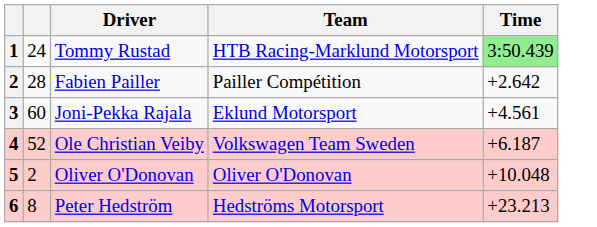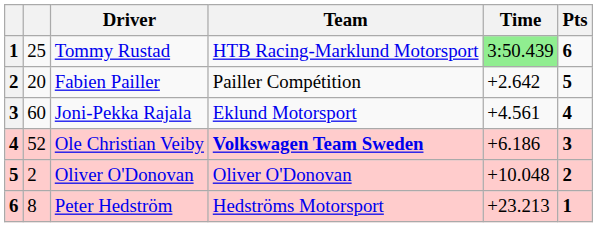+ column: (575, 20)
(37, 51) 24 -> (37, 51) 25
(37, 82) 28 -> (37, 82) 20
(314, 144) normal -> (318, 144) bold
(514, 144) +6.187 -> (514, 144) +6.186
